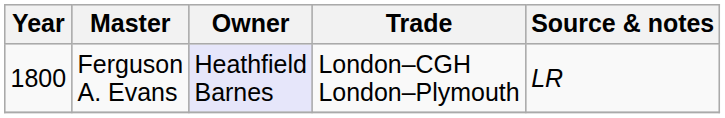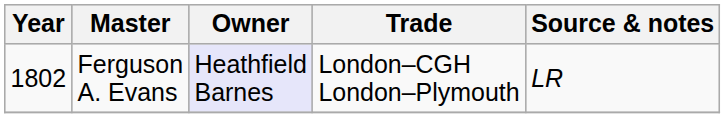(38, 77) 1800 -> (38, 77) 1802
